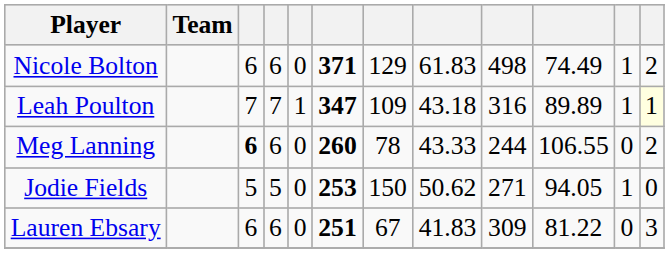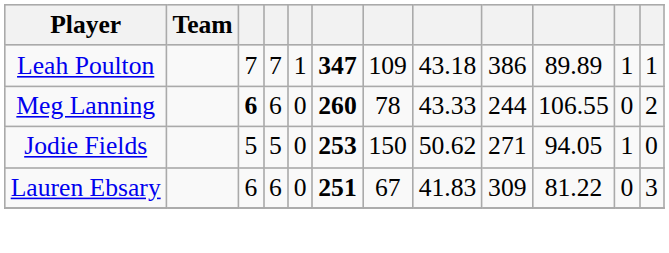- row: (86, 65)
(507, 106) 316 -> (507, 65) 386
(652, 106) lightyellow background -> (652, 65) no background
